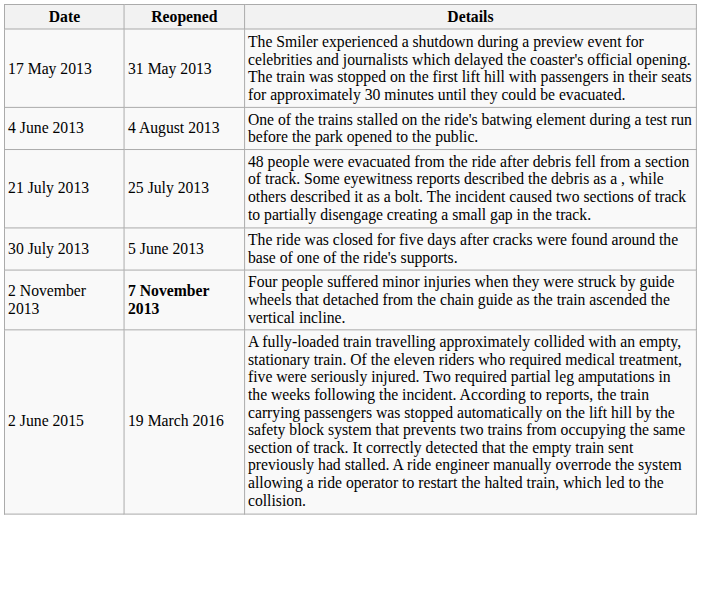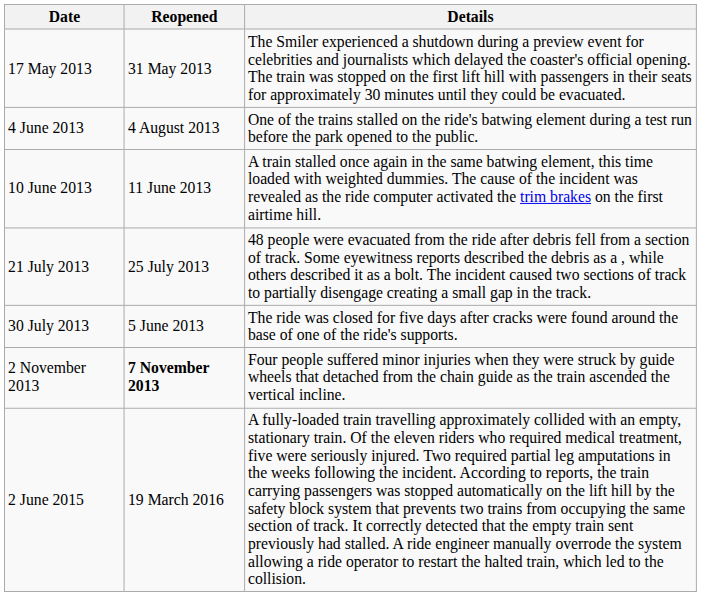+ row: (50, 188)
